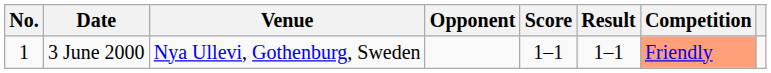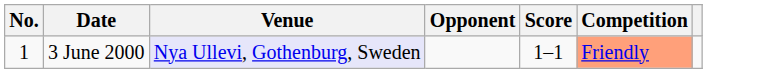- column: (608, 20)
(287, 52) no background -> (287, 52) lavender background
